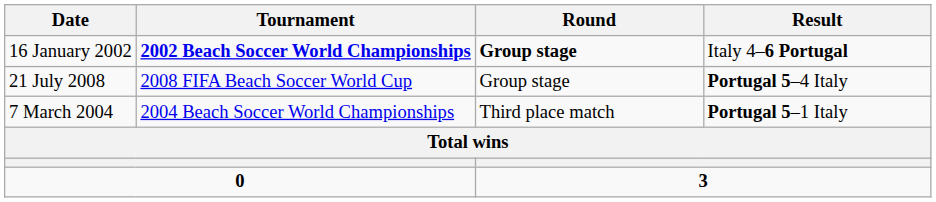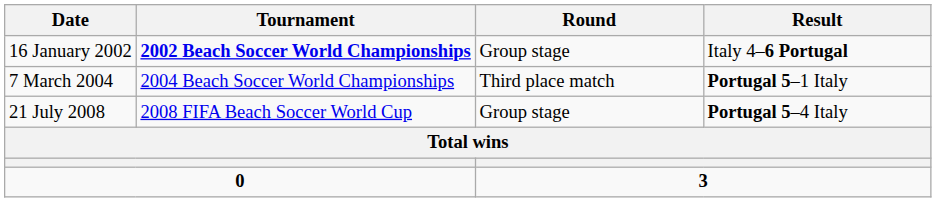(528, 50) bold -> (525, 50) normal
rows swapped: (61, 112) <-> (57, 81)
